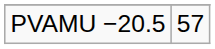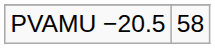(190, 24) 57 -> (190, 24) 58
